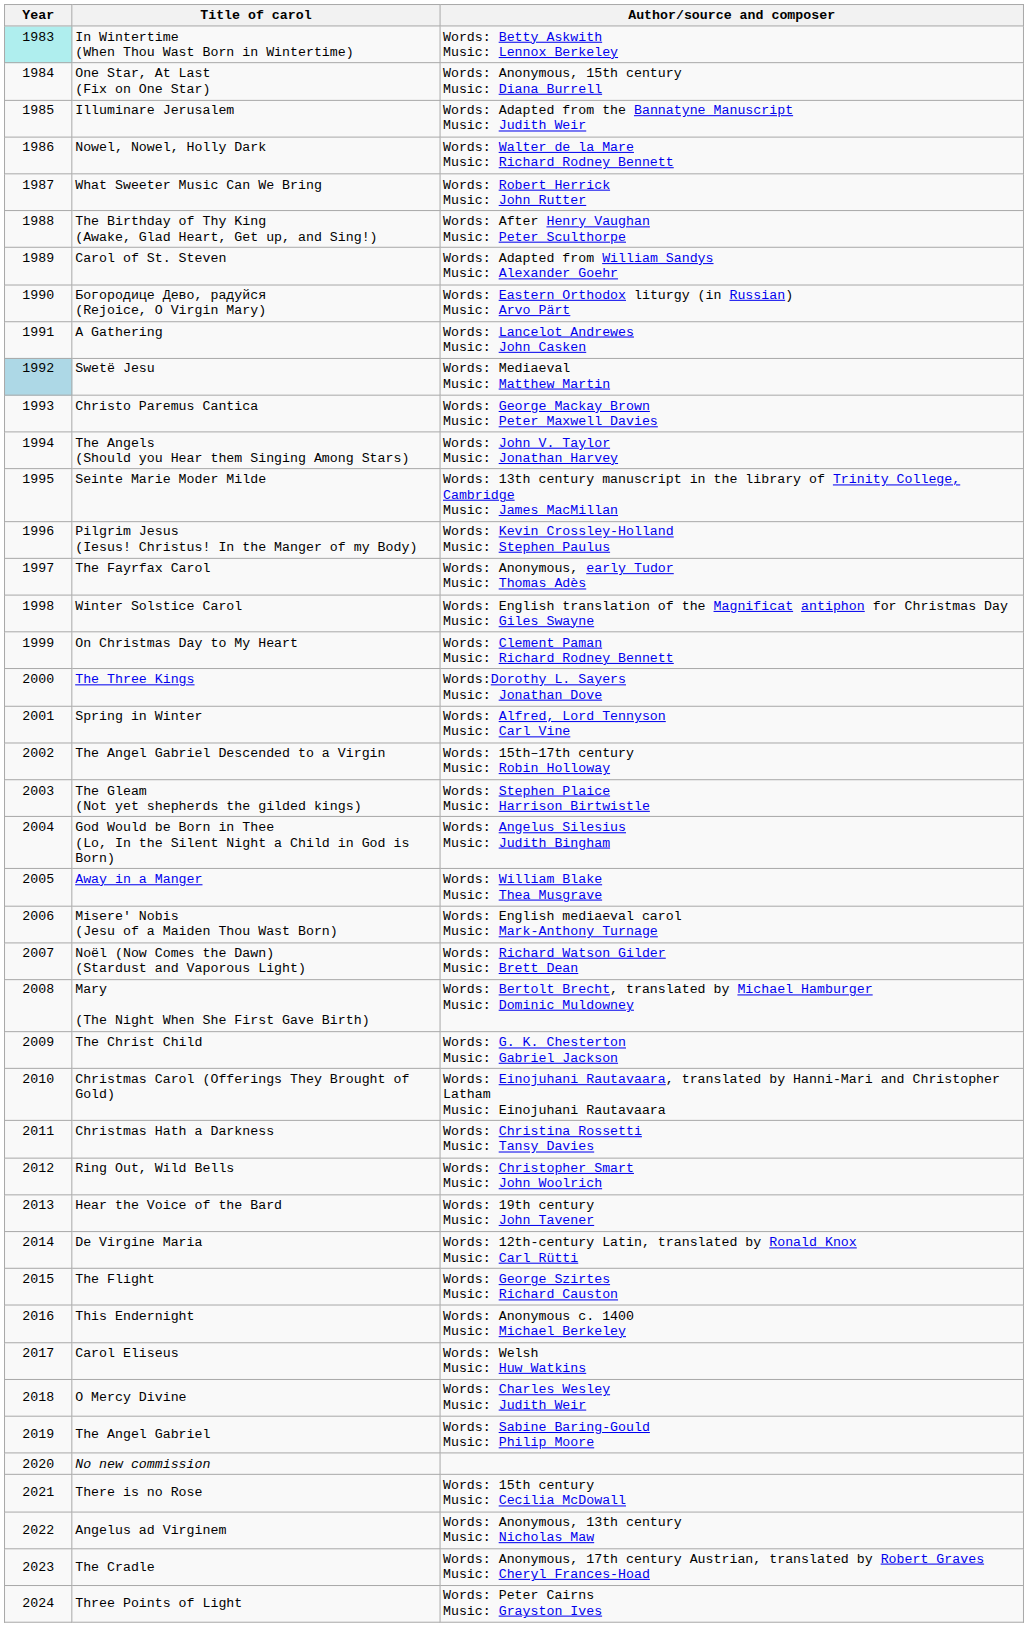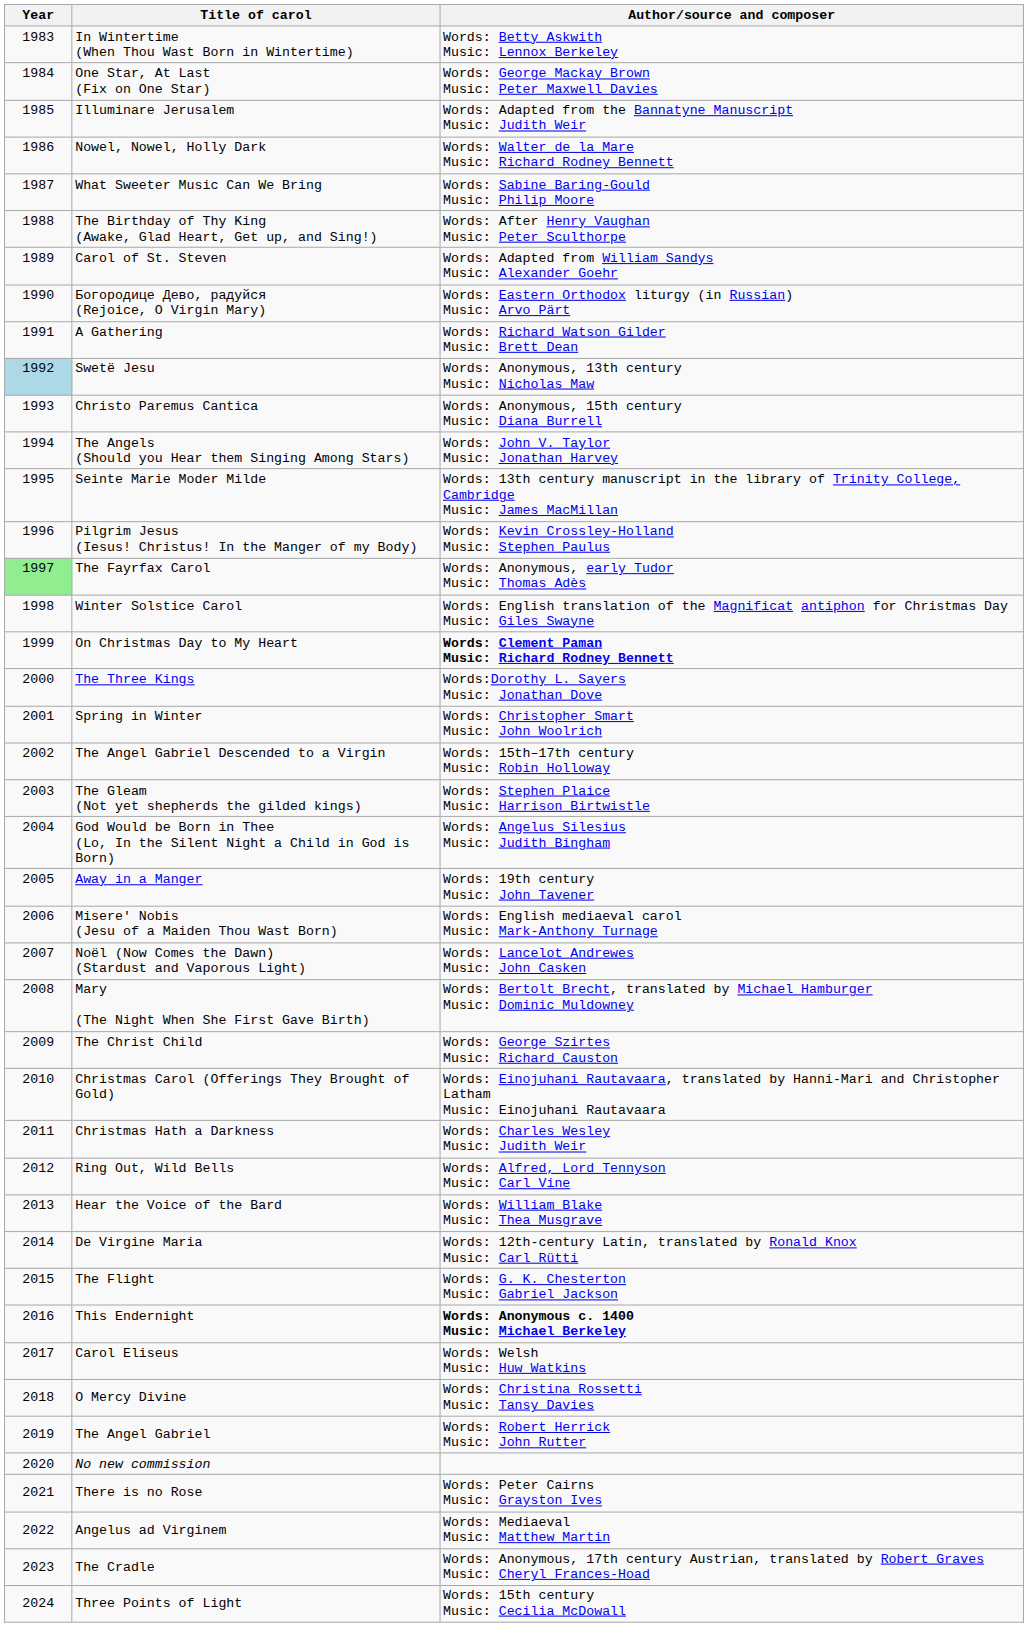(38, 37) paleturquoise background -> (38, 37) no background
(562, 81) Words: Anonymous, 15th century Music: Diana Burrell -> (550, 81) Words: George Mackay Brown Music: Peter Maxwell Davies
(527, 192) Words: Robert Herrick Music: John Rutter -> (546, 192) Words: Sabine Baring-Gould Music: Philip Moore
(538, 340) Words: Lancelot Andrewes Music: John Casken -> (554, 340) Words: Richard Watson Gilder Music: Brett Dean
(527, 377) Words: Mediaeval Music: Matthew Martin -> (562, 377) Words: Anonymous, 13th century Music: Nicholas Maw
(550, 414) Words: George Mackay Brown Music: Peter Maxwell Davies -> (562, 414) Words: Anonymous, 15th century Music: Diana Burrell
(38, 569) no background -> (38, 569) lightgreen background
(558, 650) normal -> (558, 650) bold
(554, 724) Words: Alfred, Lord Tennyson Music: Carl Vine -> (538, 724) Words: Christopher Smart Music: John Woolrich
(523, 887) Words: William Blake Music: Thea Musgrave -> (519, 887) Words: 19th century Music: John Tavener
(554, 961) Words: Richard Watson Gilder Music: Brett Dean -> (538, 961) Words: Lancelot Andrewes Music: John Casken
(534, 1050) Words: G. K. Chesterton Music: Gabriel Jackson -> (531, 1050) Words: George Szirtes Music: Richard Causton
(542, 1139) Words: Christina Rossetti Music: Tansy Davies -> (527, 1139) Words: Charles Wesley Music: Judith Weir
(538, 1176) Words: Christopher Smart Music: John Woolrich -> (554, 1176) Words: Alfred, Lord Tennyson Music: Carl Vine
(519, 1213) Words: 19th century Music: John Tavener -> (523, 1213) Words: William Blake Music: Thea Musgrave
(531, 1287) Words: George Szirtes Music: Richard Causton -> (534, 1287) Words: G. K. Chesterton Music: Gabriel Jackson
(538, 1324) normal -> (538, 1324) bold
(527, 1398) Words: Charles Wesley Music: Judith Weir -> (542, 1398) Words: Christina Rossetti Music: Tansy Davies
(546, 1435) Words: Sabine Baring-Gould Music: Philip Moore -> (527, 1435) Words: Robert Herrick Music: John Rutter
(534, 1493) Words: 15th century Music: Cecilia McDowall -> (523, 1493) Words: Peter Cairns Music: Grayston Ives
(562, 1530) Words: Anonymous, 13th century Music: Nicholas Maw -> (527, 1530) Words: Mediaeval Music: Matthew Martin
(523, 1604) Words: Peter Cairns Music: Grayston Ives -> (534, 1604) Words: 15th century Music: Cecilia McDowall
